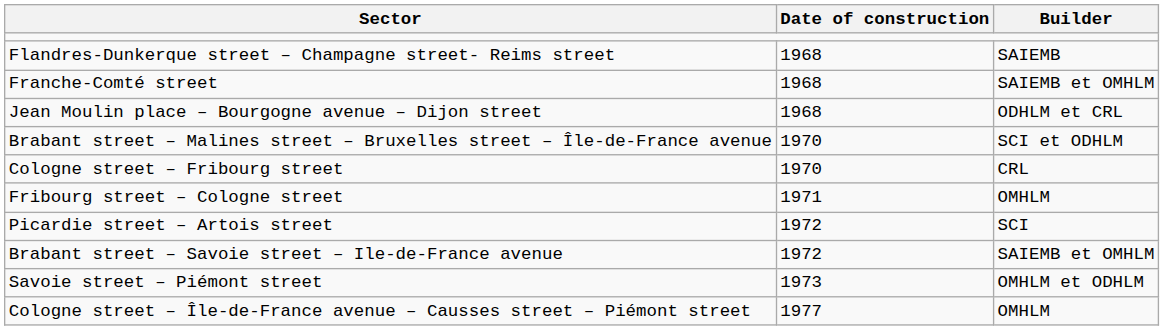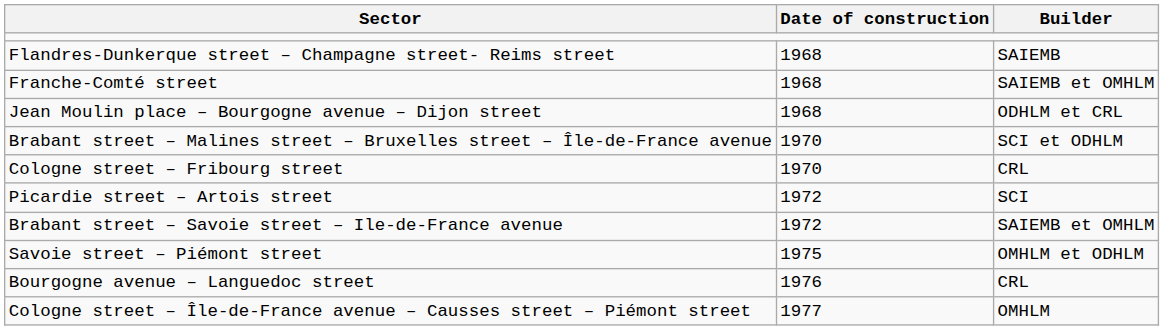- row: (176, 198)
(801, 283) 1973 -> (801, 254) 1975
+ row: (192, 283)
